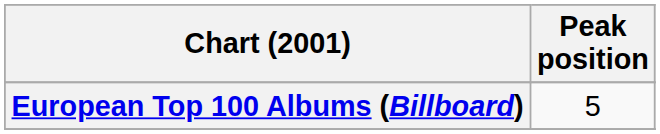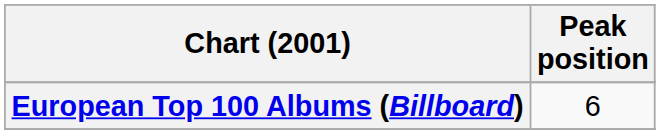(593, 105) 5 -> (593, 105) 6
